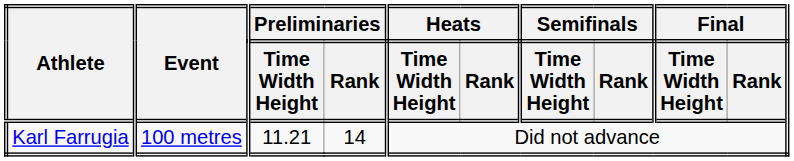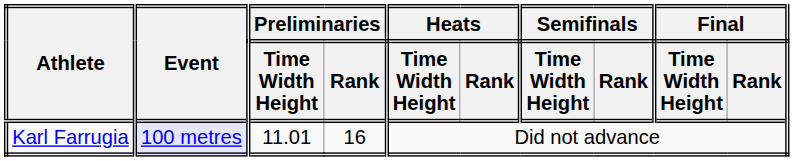(191, 138) no background -> (191, 138) lavender background
(287, 138) 11.21 -> (287, 138) 11.01
(355, 138) 14 -> (355, 138) 16
